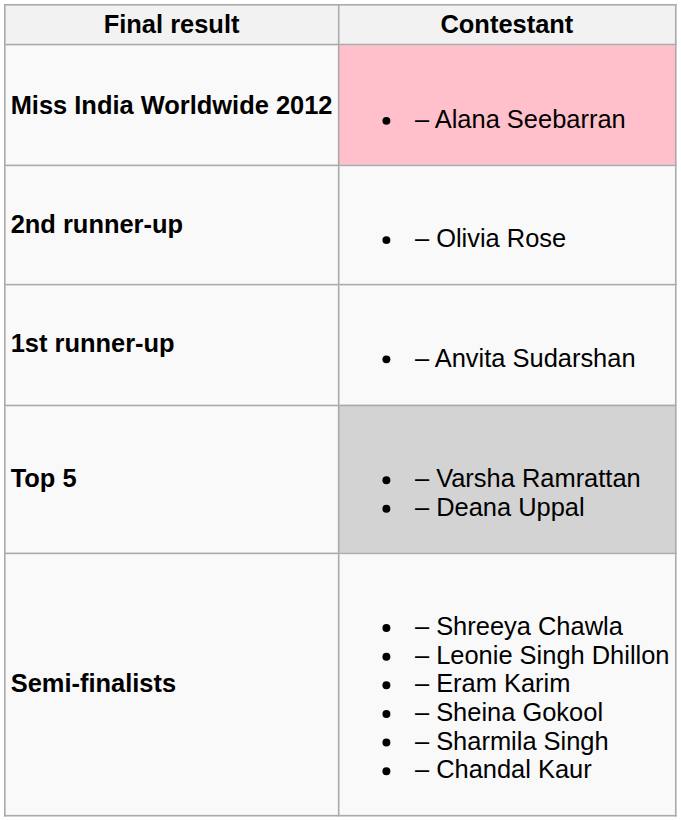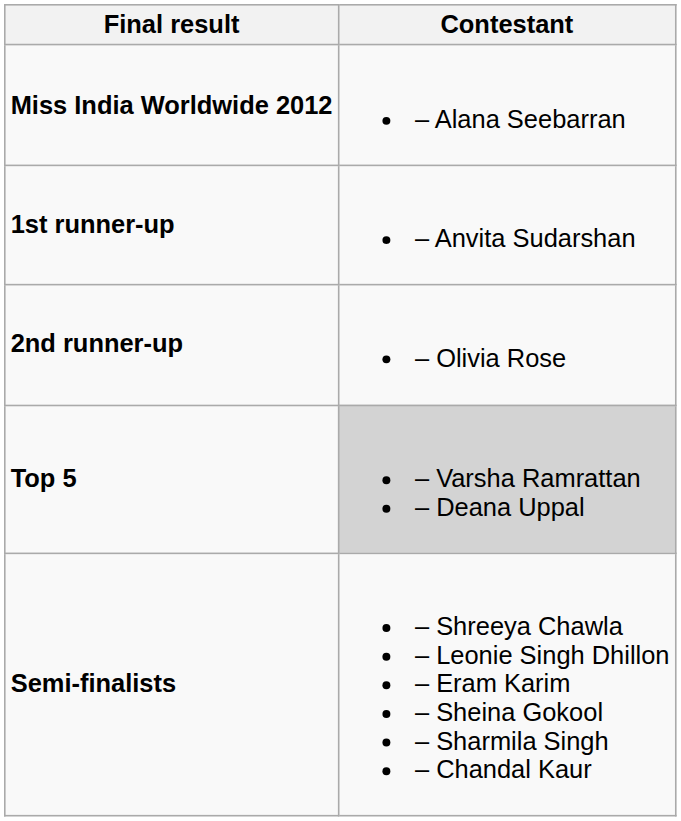(507, 119) pink background -> (507, 119) no background
rows swapped: (93, 344) <-> (97, 224)
